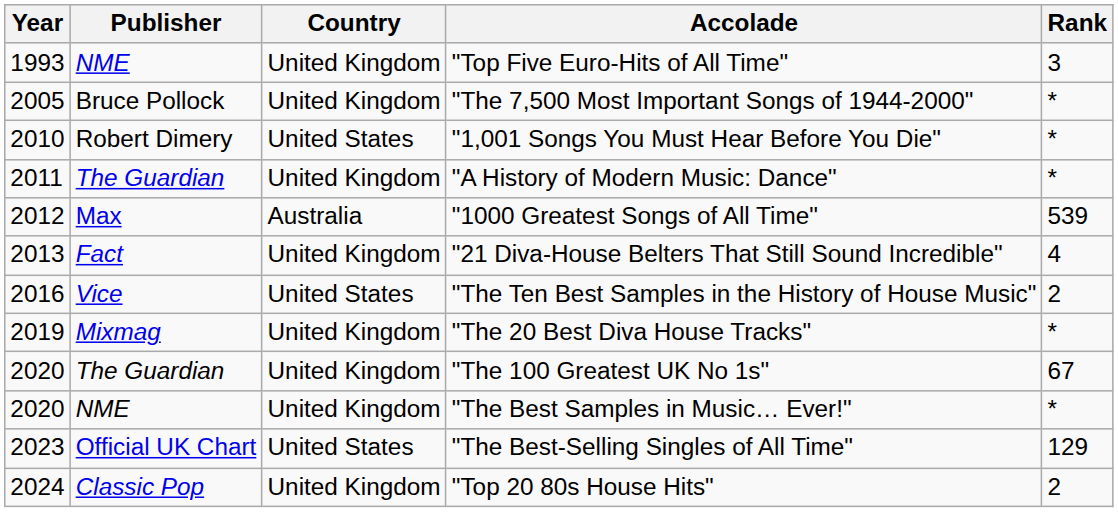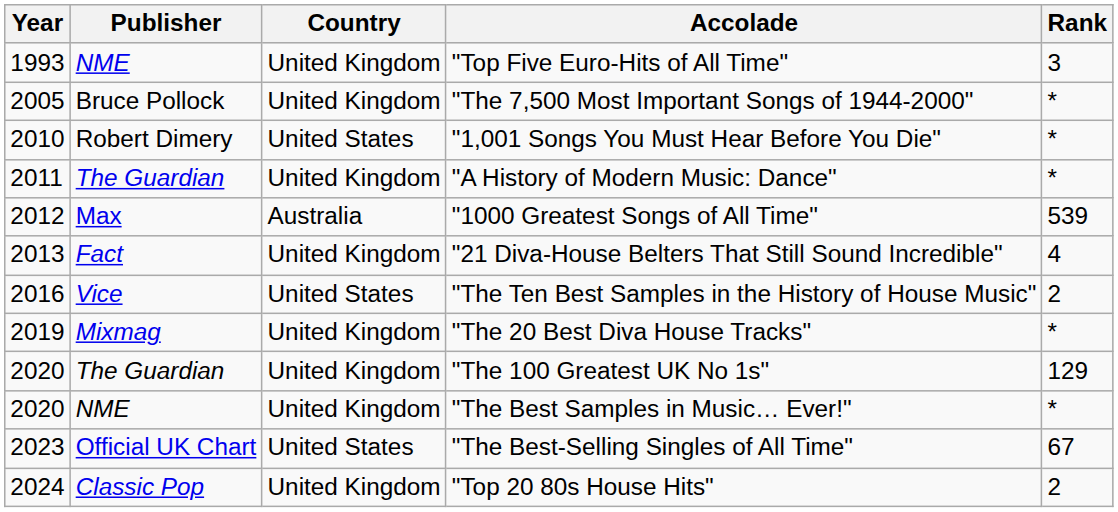(1061, 370) 67 -> (1068, 370) 129
(1068, 448) 129 -> (1061, 448) 67
